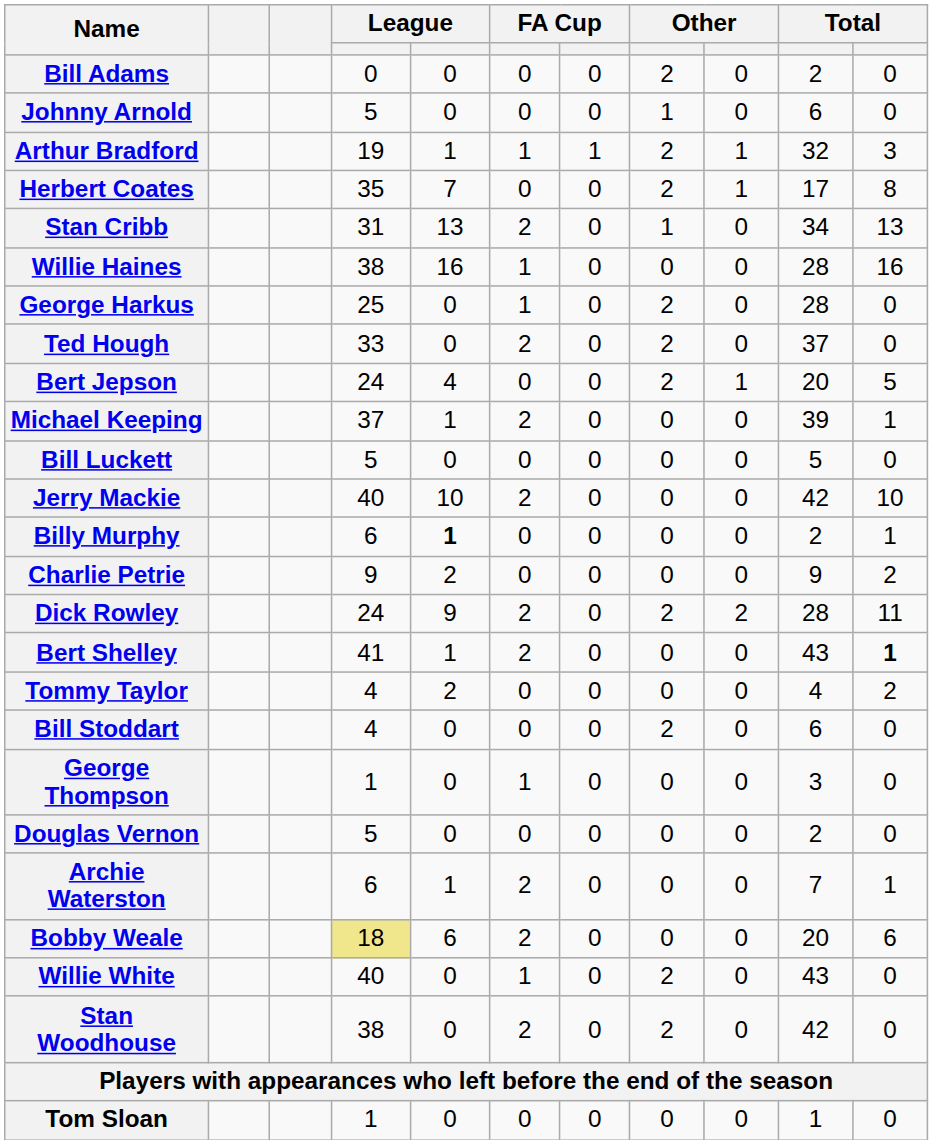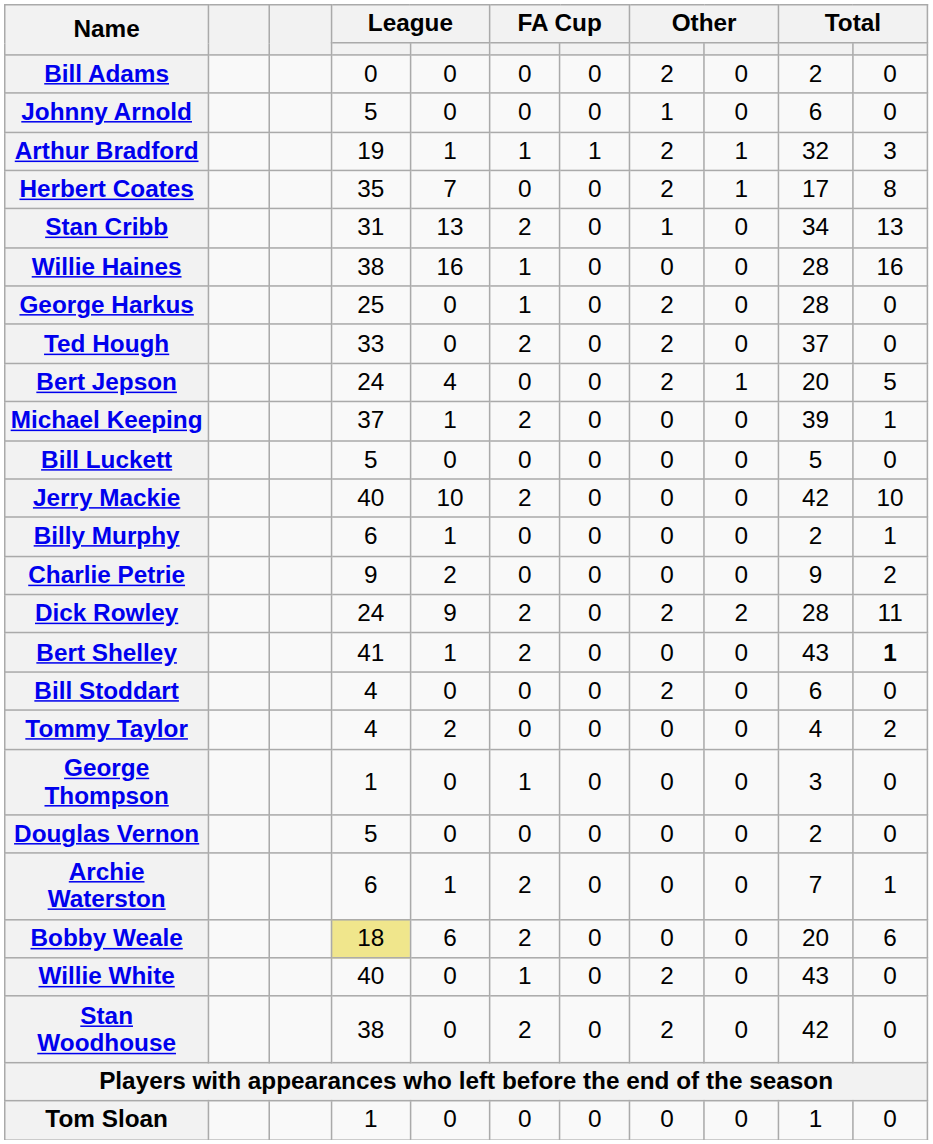(450, 536) bold -> (450, 536) normal
rows swapped: (107, 729) <-> (107, 690)
